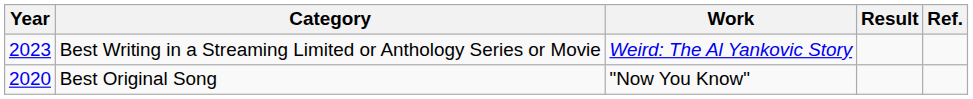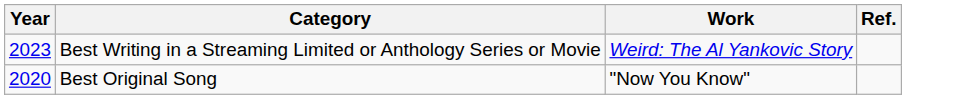- column: (890, 19)
